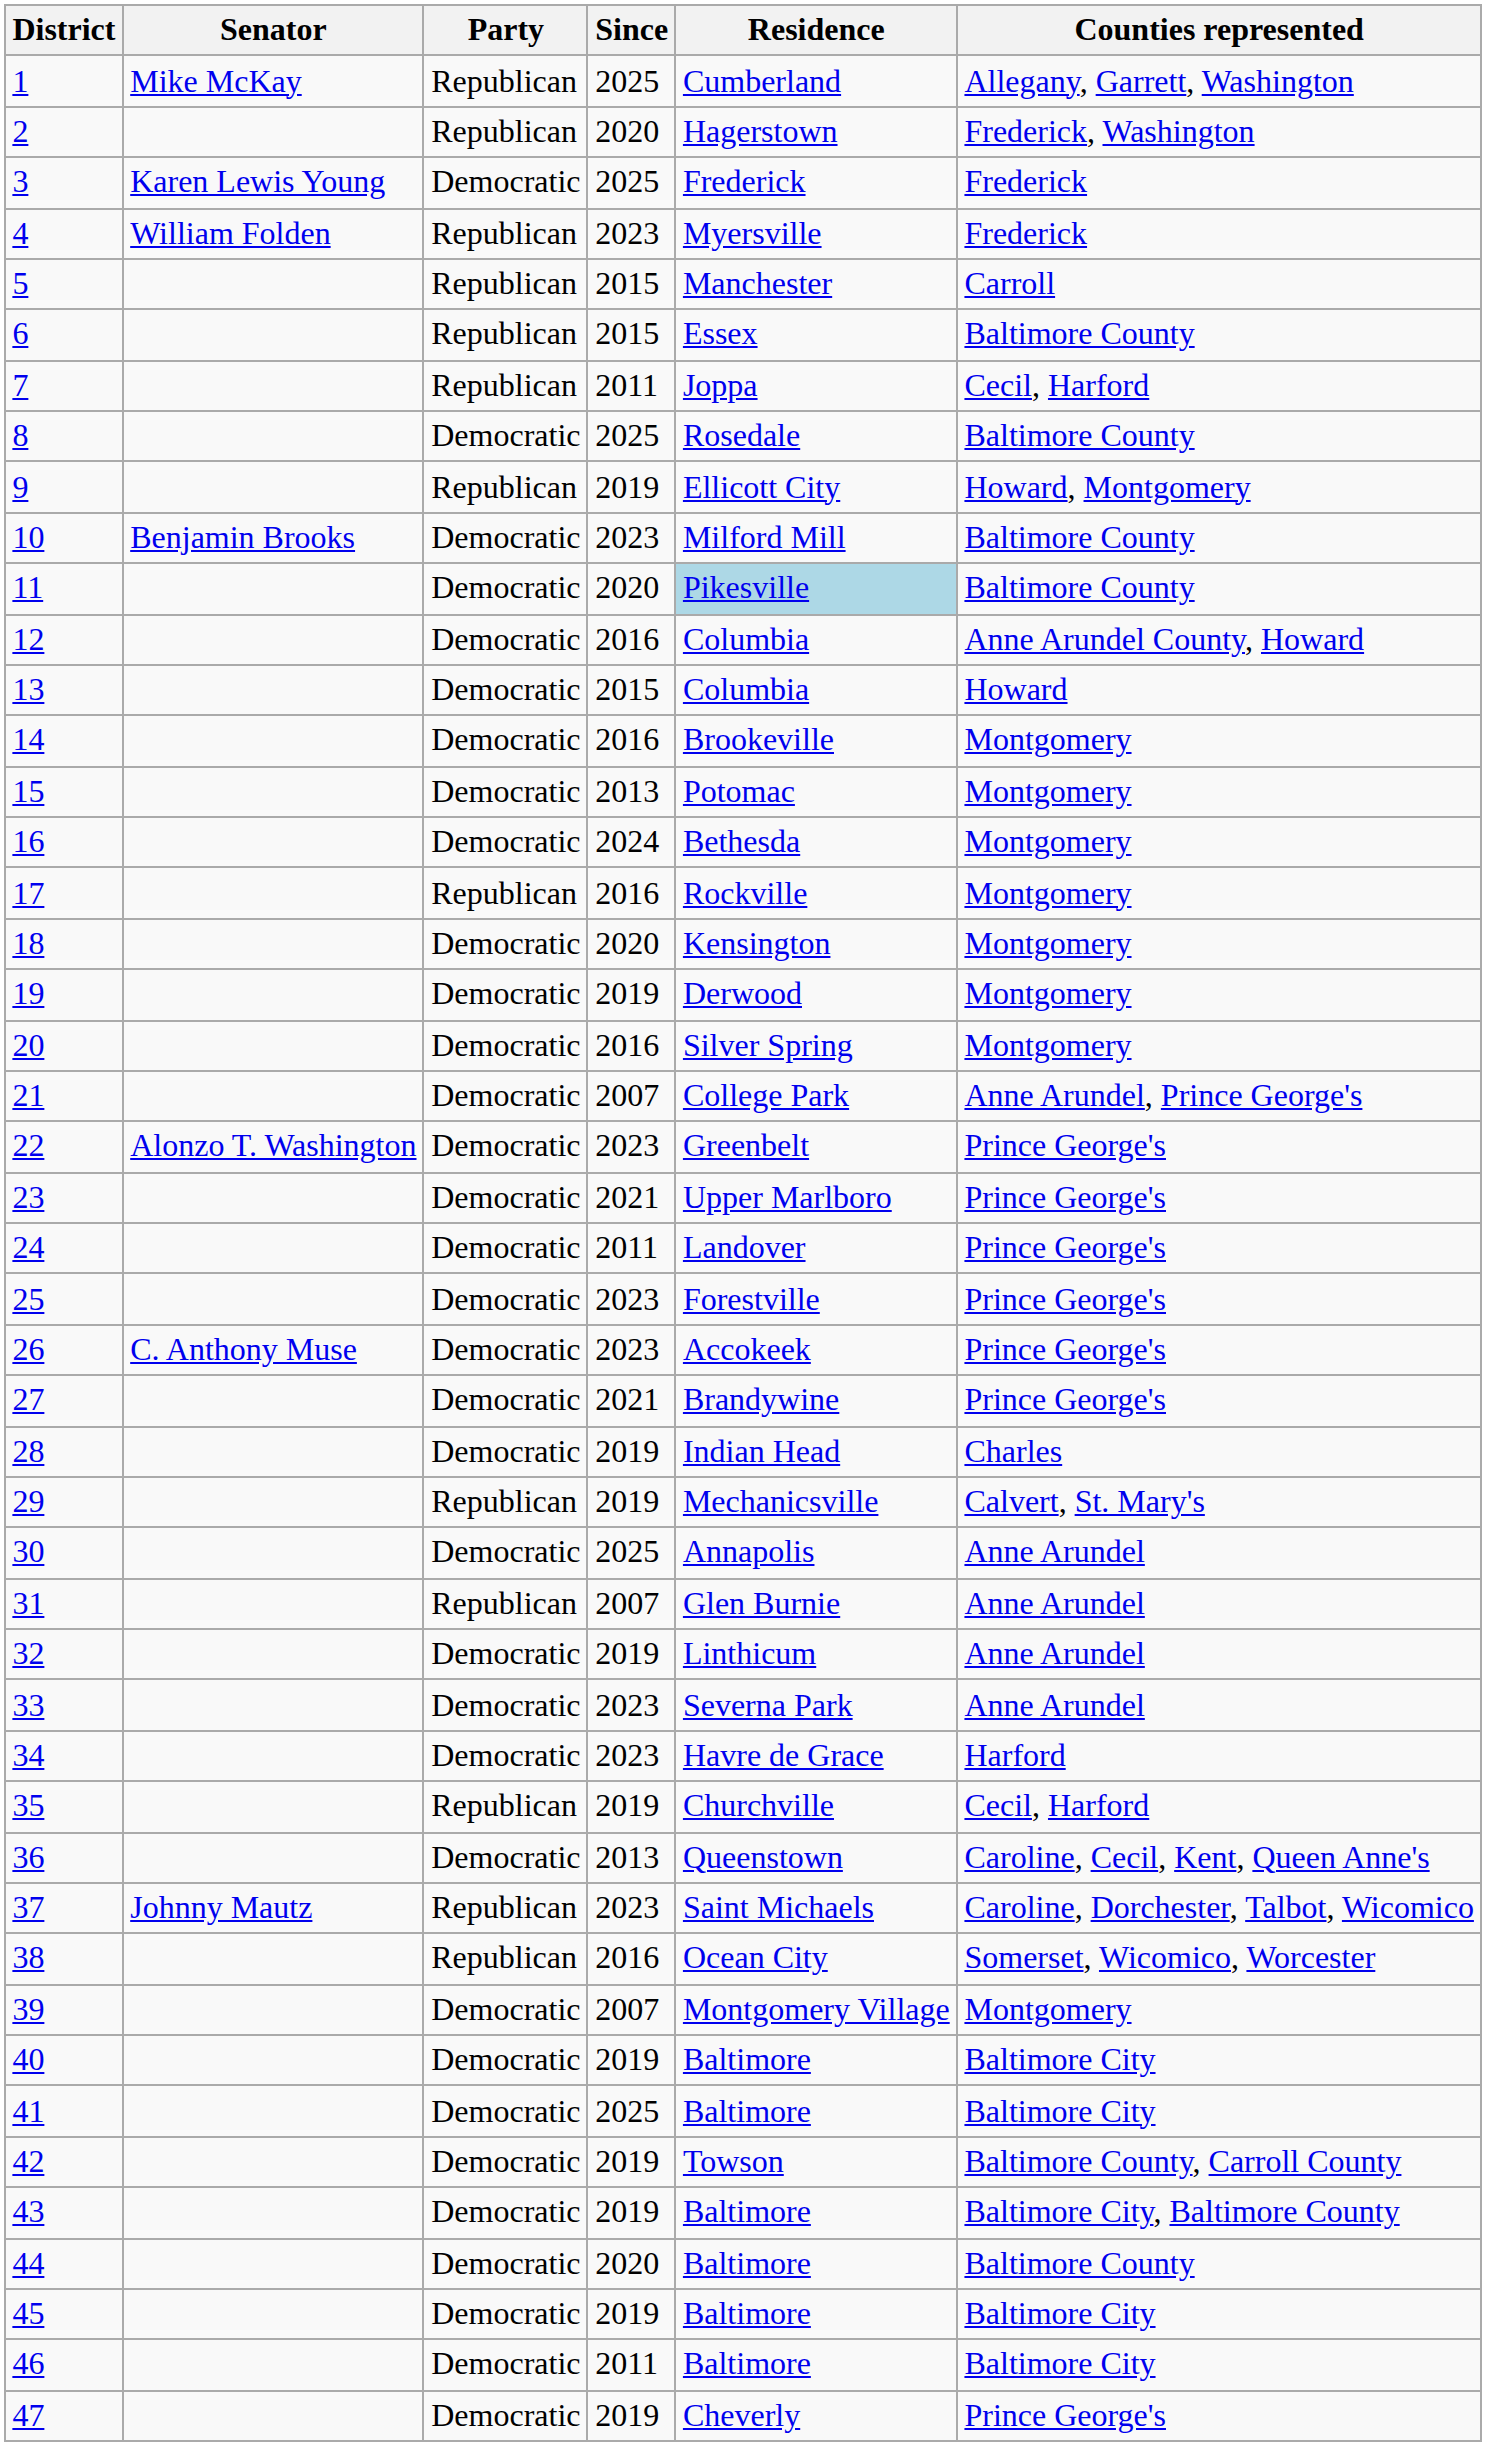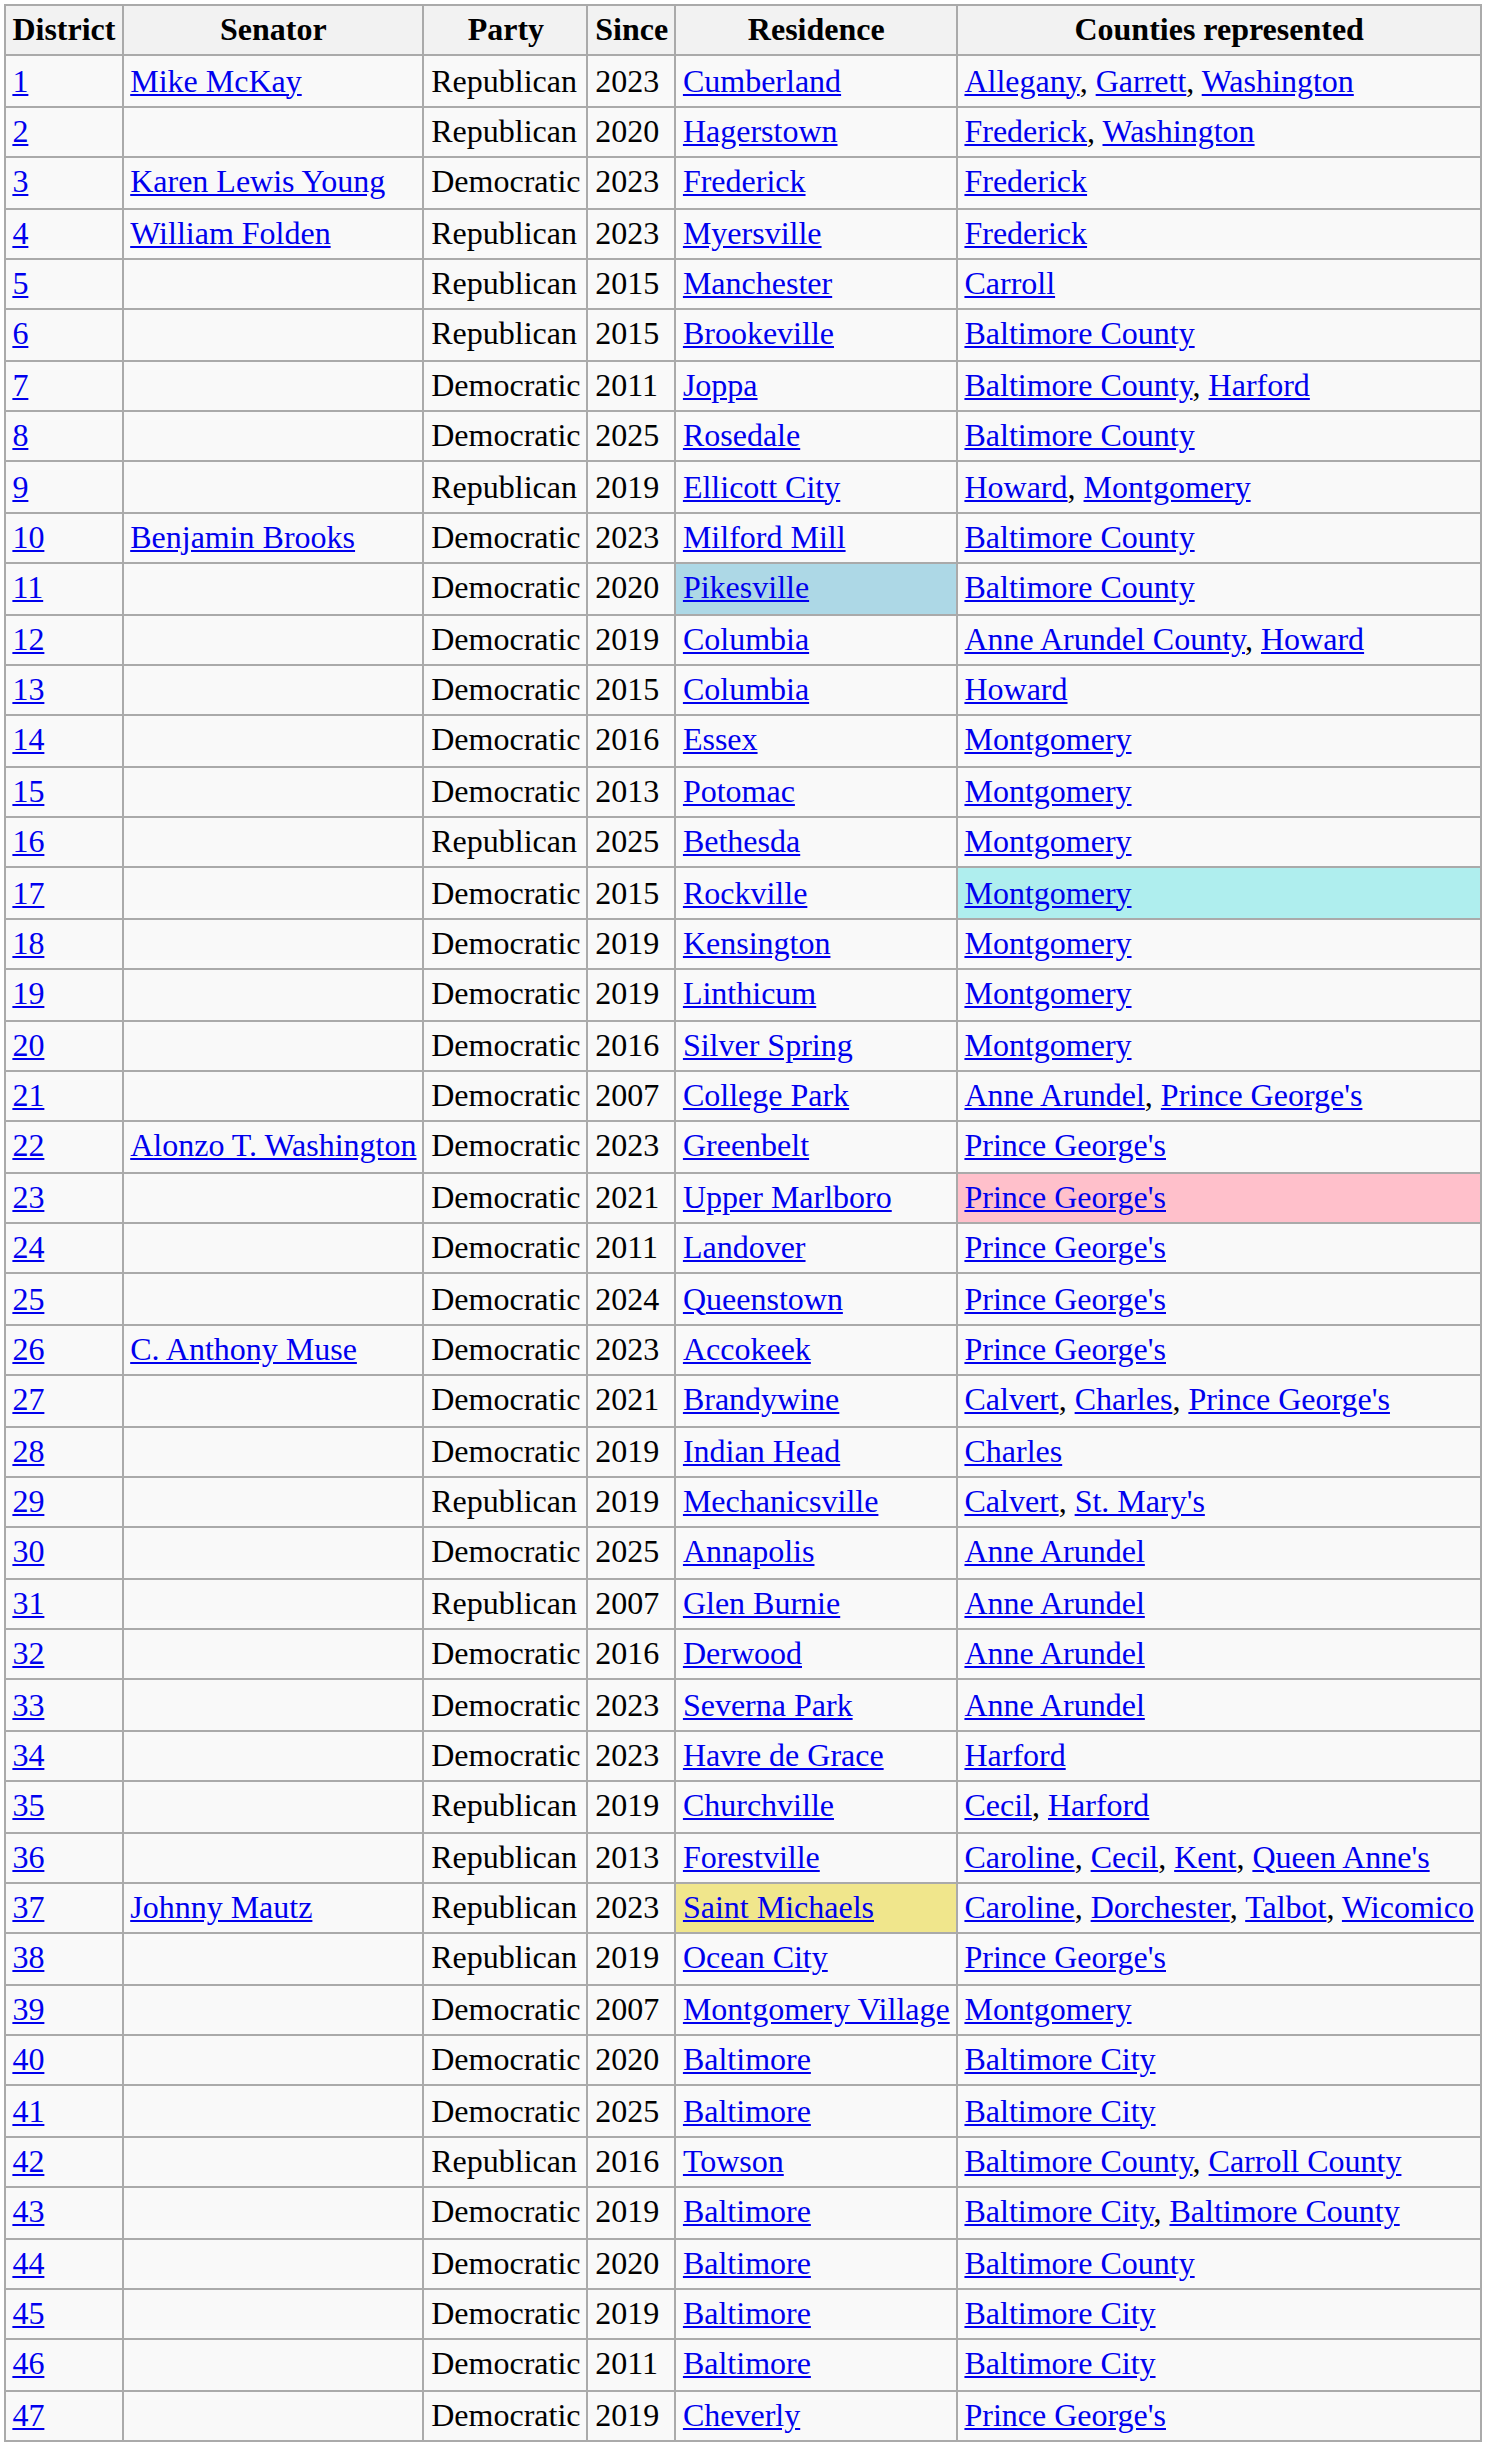(627, 80) 2025 -> (627, 80) 2023
(627, 182) 2025 -> (627, 182) 2023
(720, 334) Essex -> (758, 334) Brookeville
(504, 385) Republican -> (506, 385) Democratic
(1057, 385) Cecil, Harford -> (1137, 385) Baltimore County, Harford
(627, 638) 2016 -> (627, 638) 2019
(758, 740) Brookeville -> (720, 740) Essex
(506, 841) Democratic -> (504, 841) Republican
(627, 841) 2024 -> (627, 841) 2025
(504, 892) Republican -> (506, 892) Democratic
(627, 892) 2016 -> (627, 892) 2015
(1048, 892) no background -> (1048, 892) paleturquoise background
(627, 943) 2020 -> (627, 943) 2019
(742, 994) Derwood -> (750, 994) Linthicum
(1065, 1197) no background -> (1065, 1197) pink background
(627, 1298) 2023 -> (627, 1298) 2024
(751, 1298) Forestville -> (763, 1298) Queenstown
(1065, 1400) Prince George's -> (1177, 1400) Calvert, Charles, Prince George's
(627, 1653) 2019 -> (627, 1653) 2016
(750, 1653) Linthicum -> (742, 1653) Derwood
(506, 1856) Democratic -> (504, 1856) Republican
(763, 1856) Queenstown -> (751, 1856) Forestville
(778, 1907) no background -> (778, 1907) khaki background
(627, 1958) 2016 -> (627, 1958) 2019
(1170, 1958) Somerset, Wicomico, Worcester -> (1065, 1958) Prince George's
(627, 2059) 2019 -> (627, 2059) 2020
(506, 2161) Democratic -> (504, 2161) Republican
(627, 2161) 2019 -> (627, 2161) 2016
